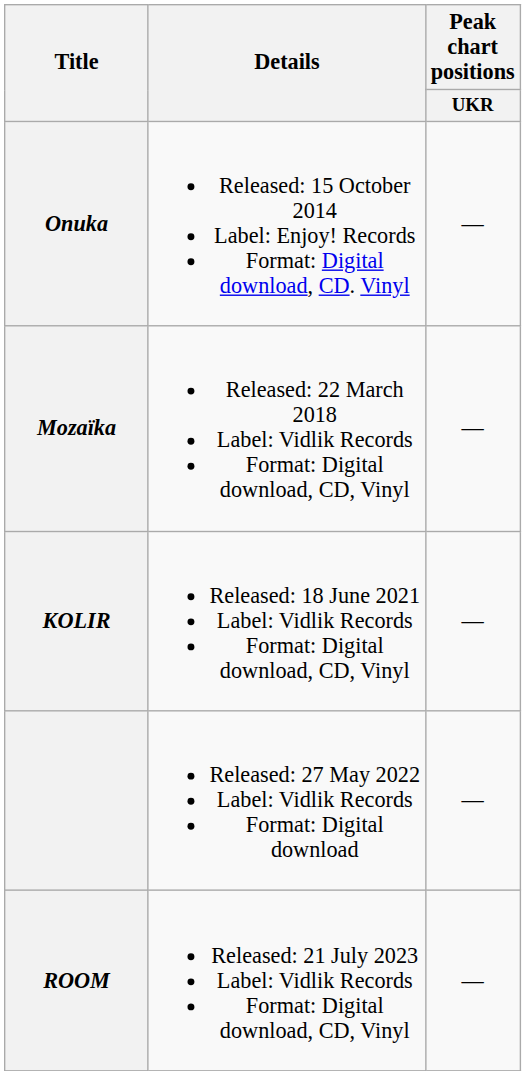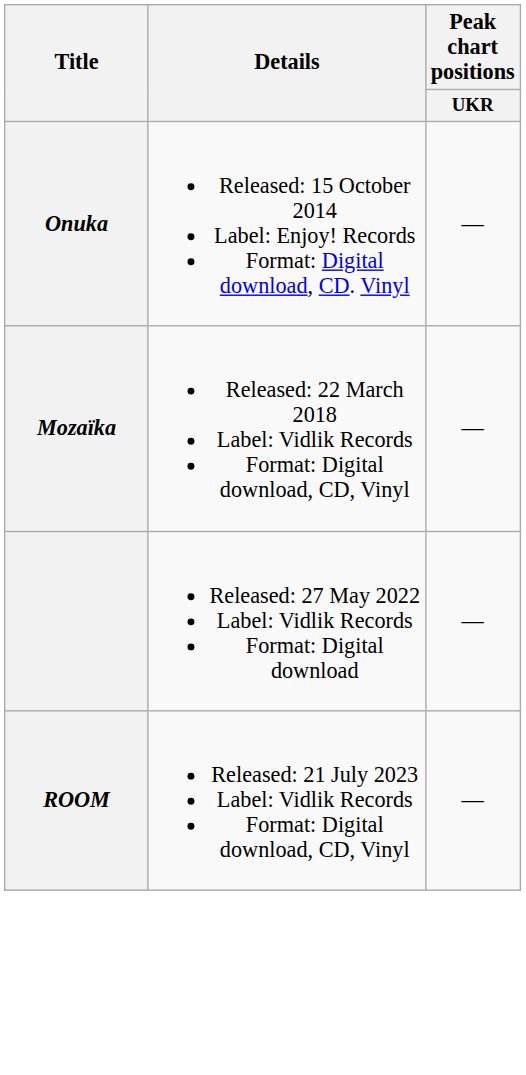- row: (77, 620)
